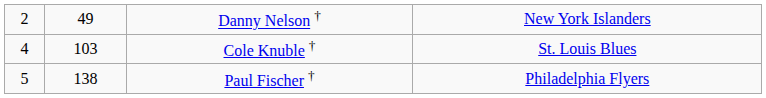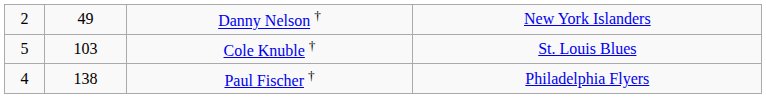(25, 49) 4 -> (25, 49) 5
(25, 78) 5 -> (25, 78) 4
